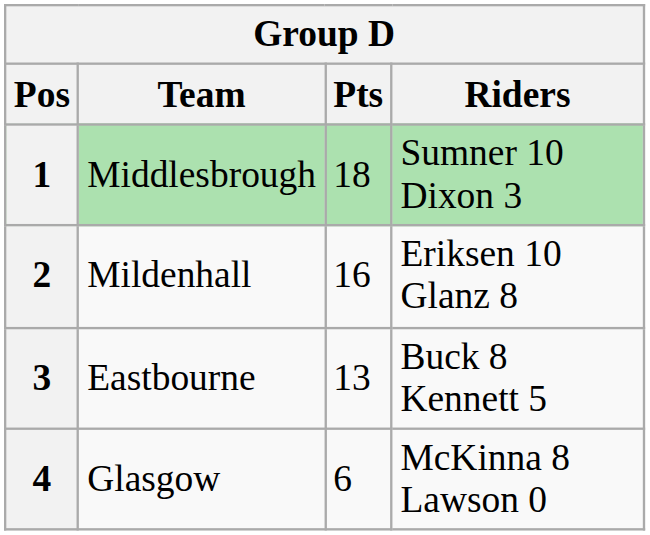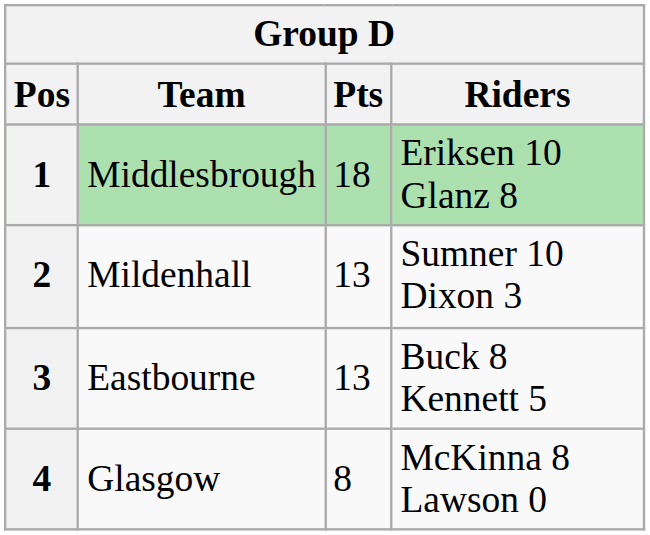(482, 174) Sumner 10 Dixon 3 -> (481, 174) Eriksen 10 Glanz 8
(352, 275) 16 -> (352, 275) 13
(481, 275) Eriksen 10 Glanz 8 -> (482, 275) Sumner 10 Dixon 3
(343, 478) 6 -> (343, 478) 8
